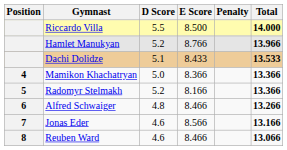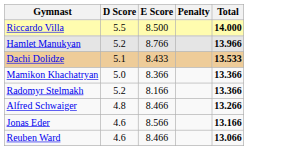- column: (24, 12)
